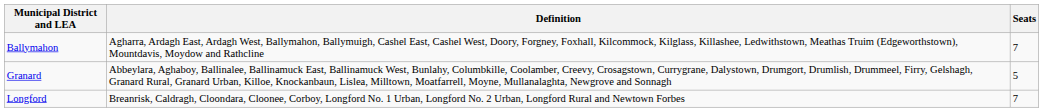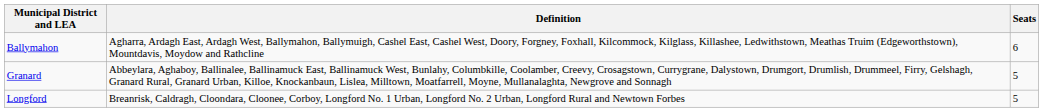(1015, 47) 7 -> (1015, 47) 6
(1015, 98) 7 -> (1015, 98) 5
